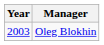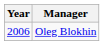(18, 31) 2003 -> (18, 31) 2006
